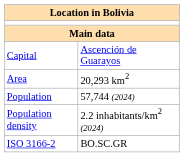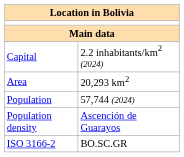(109, 55) Ascención de Guarayos -> (121, 56) 2.2 inhabitants/km2 (2024)
(121, 120) 2.2 inhabitants/km2 (2024) -> (109, 121) Ascención de Guarayos
